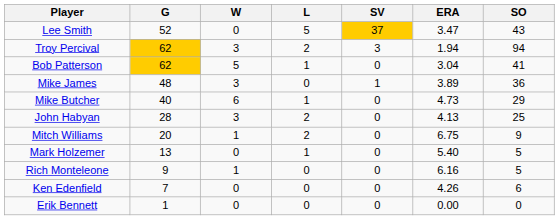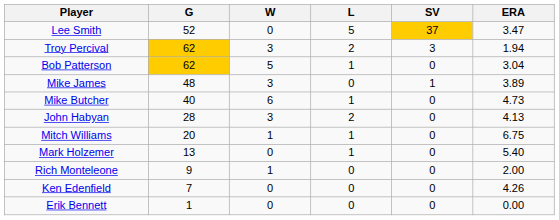- column: (519, 13)
(307, 135) 2 -> (351, 135) 1
(448, 170) 6.16 -> (513, 170) 2.00
